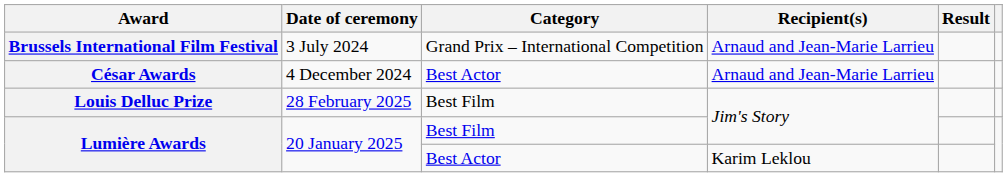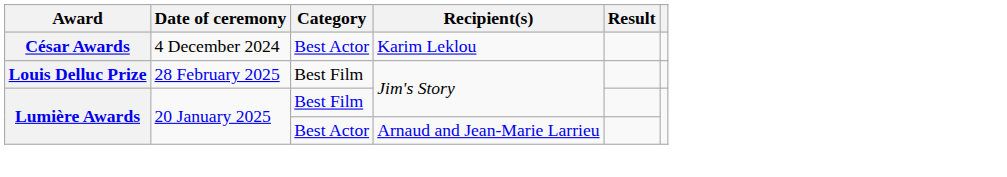- row: (143, 46)
(823, 74) Arnaud and Jean-Marie Larrieu -> (427, 46) Karim Leklou
(761, 158) Karim Leklou -> (488, 130) Arnaud and Jean-Marie Larrieu
